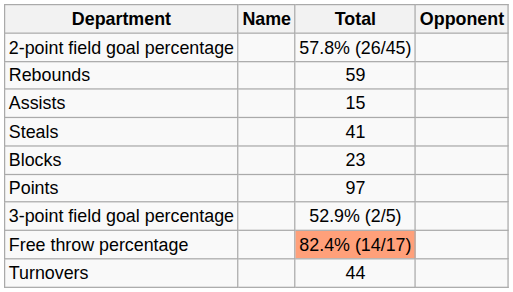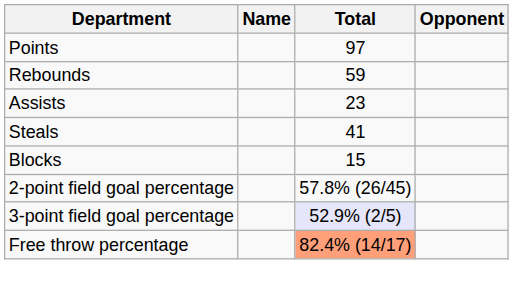rows swapped: (34, 188) <-> (121, 47)
(355, 104) 15 -> (355, 104) 23
(355, 160) 23 -> (355, 160) 15
(355, 217) no background -> (355, 217) lavender background
- row: (49, 273)
